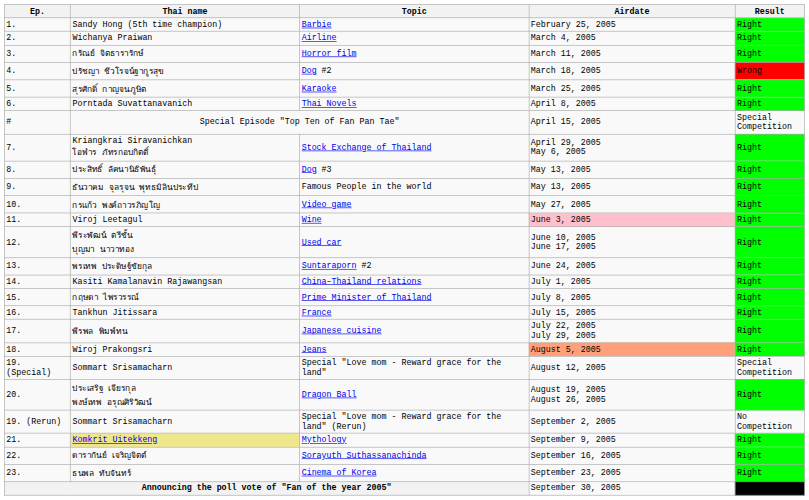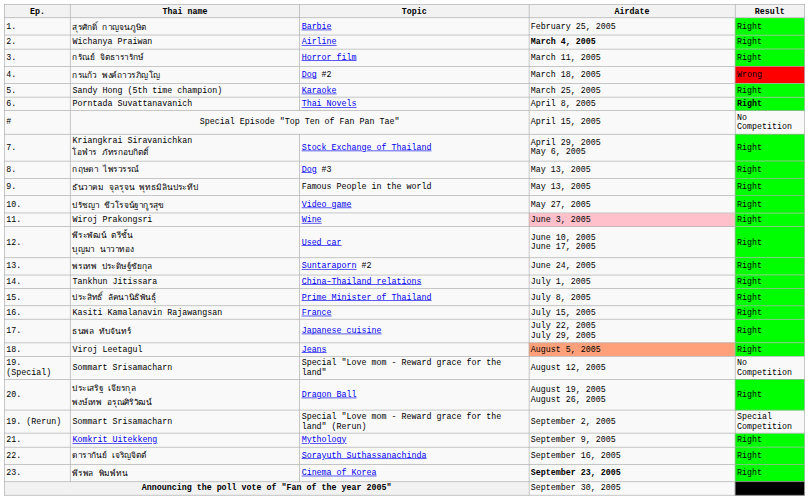(147, 25) Sandy Hong (5th time champion) -> (110, 27) สุรศักดิ์ กาญจนภูษิต
(563, 38) normal -> (563, 42) bold
(118, 72) ปรัชญา ชีวโรจน์ฐากูรสุข -> (116, 76) กรแก้ว พงค์ถาวรภิญโญ
(110, 89) สุรศักดิ์ กาญจนภูษิต -> (147, 90) Sandy Hong (5th time champion)
(750, 104) normal -> (750, 104) bold
(765, 122) Special Competition -> (765, 122) No Competition
(114, 170) ประสิทธิ์ ลัคนานิธิพันธุ์ -> (106, 170) กฤษดา ไพรวรรณ์
(116, 205) กรแก้ว พงค์ถาวรภิญโญ -> (118, 205) ปรัชญา ชีวโรจน์ฐากูรสุข
(107, 220) Viroj Leetagul -> (112, 220) Wiroj Prakongsri
(147, 282) Kasiti Kamalanavin Rajawangsan -> (115, 282) Tankhun Jitissara
(106, 298) กฤษดา ไพรวรรณ์ -> (114, 298) ประสิทธิ์ ลัคนานิธิพันธุ์
(115, 313) Tankhun Jitissara -> (147, 313) Kasiti Kamalanavin Rajawangsan
(100, 332) พีรพล พิมพ์ทน -> (102, 332) ธนพล ทับจันทร์
(112, 349) Wiroj Prakongsri -> (107, 349) Viroj Leetagul
(765, 368) Special Competition -> (765, 368) No Competition
(765, 422) No Competition -> (765, 422) Special Competition
(115, 440) khaki background -> (115, 440) no background
(102, 474) ธนพล ทับจันทร์ -> (100, 474) พีรพล พิมพ์ทน
(576, 473) normal -> (576, 473) bold
